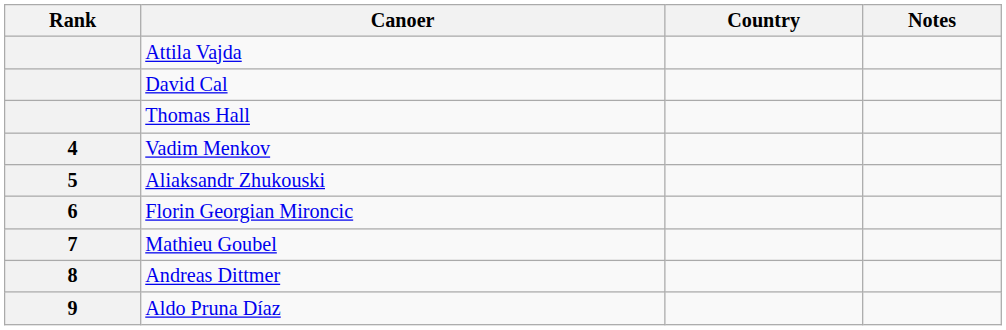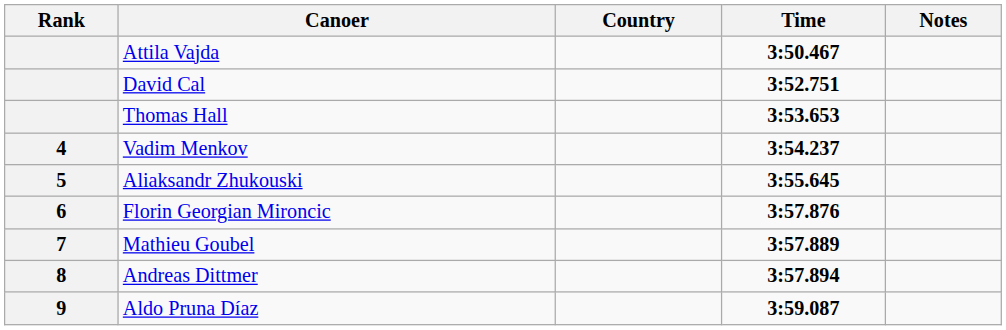+ column: (803, 20)
